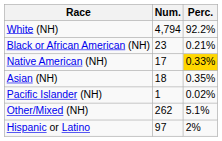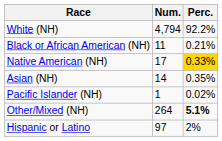(161, 45) 23 -> (160, 45) 11
(161, 78) 18 -> (161, 78) 14
(164, 111) 262 -> (164, 111) 264
(198, 111) normal -> (198, 111) bold
